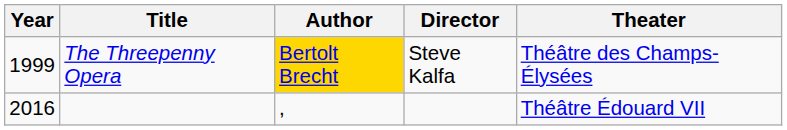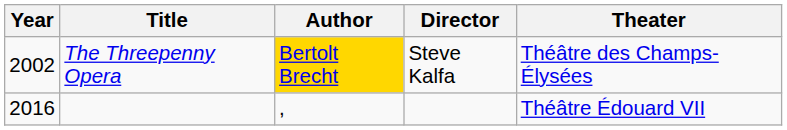(32, 64) 1999 -> (32, 64) 2002
